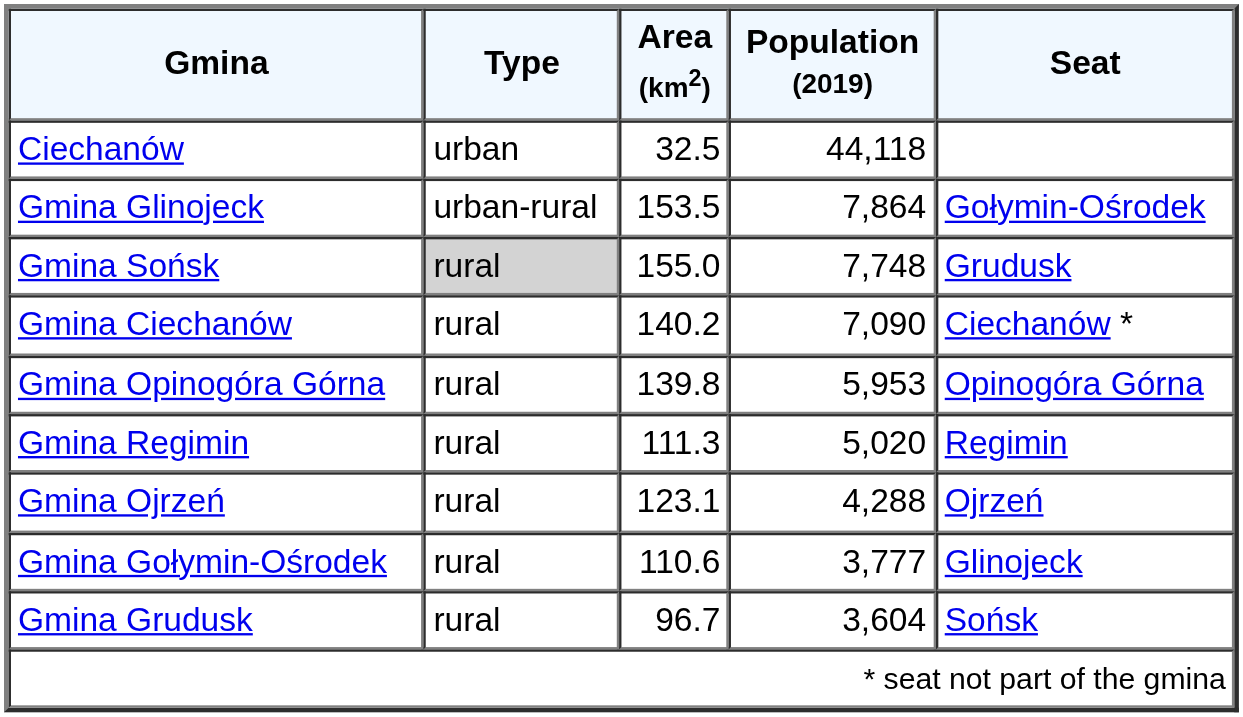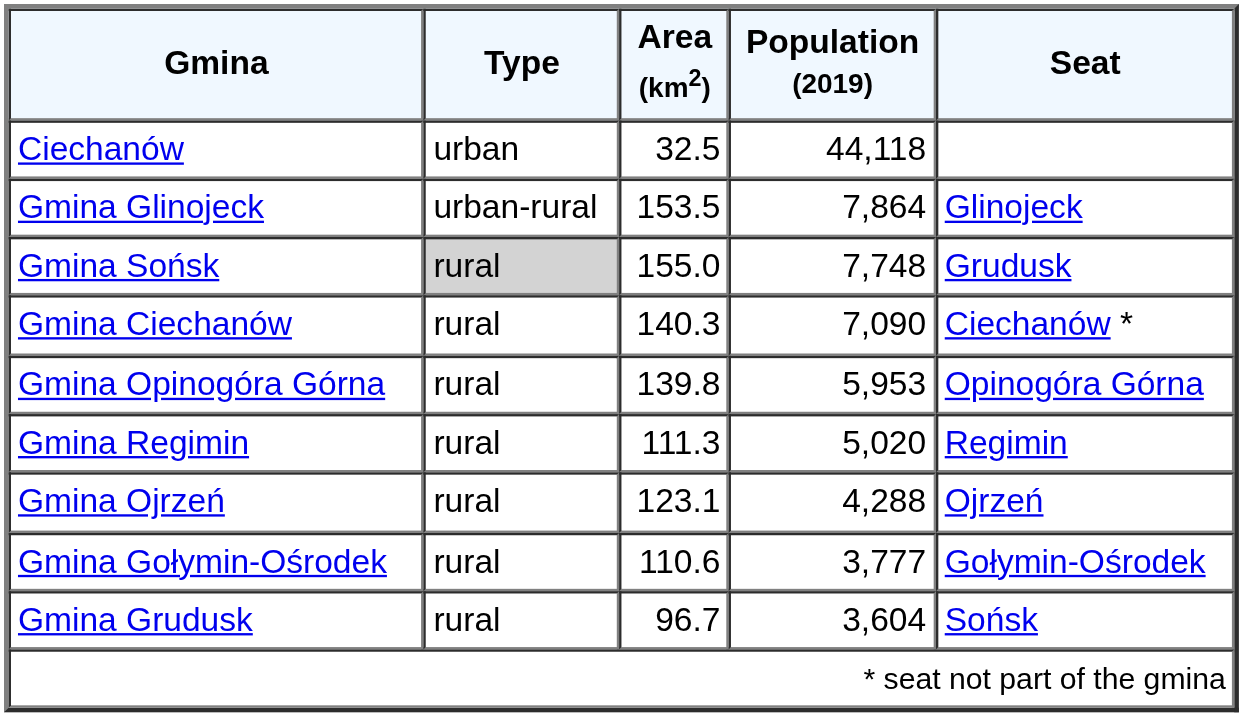(1075, 206) Gołymin-Ośrodek -> (1014, 206) Glinojeck
(678, 324) 140.2 -> (678, 324) 140.3
(1014, 560) Glinojeck -> (1075, 560) Gołymin-Ośrodek
